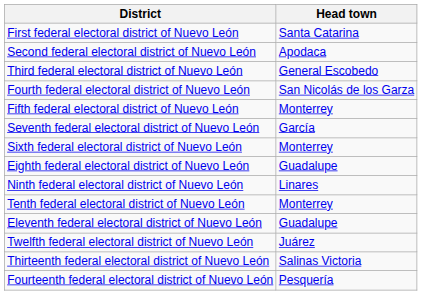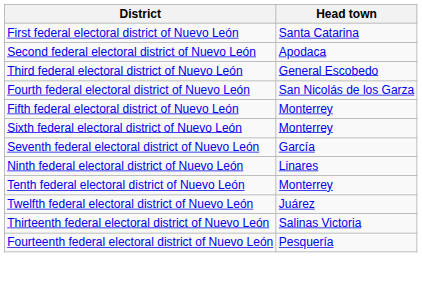rows swapped: (125, 147) <-> (133, 128)
- row: (128, 166)
- row: (135, 223)
